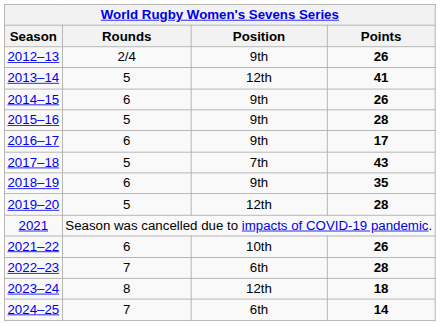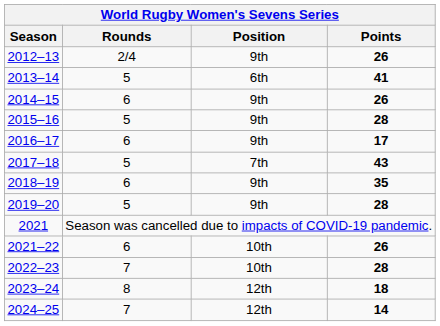(259, 78) 12th -> (259, 78) 6th
(259, 204) 12th -> (259, 204) 9th
(259, 267) 6th -> (259, 267) 10th
(259, 309) 6th -> (259, 309) 12th
